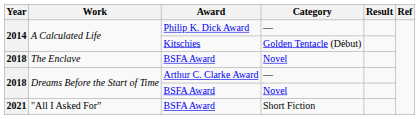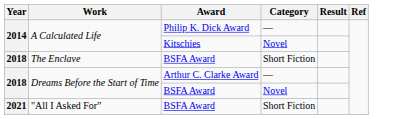(312, 43) Golden Tentacle (Dèbut) -> (275, 43) Novel
(275, 59) Novel -> (289, 59) Short Fiction
